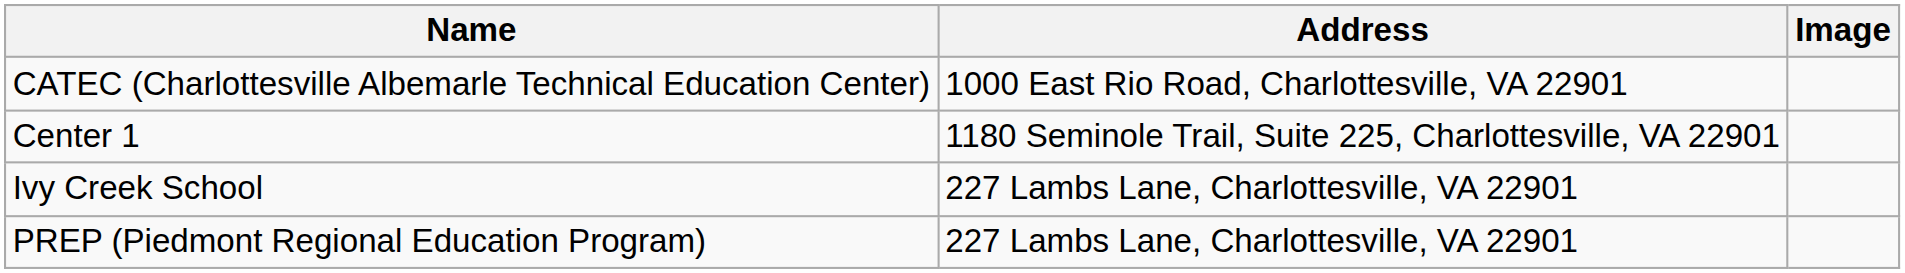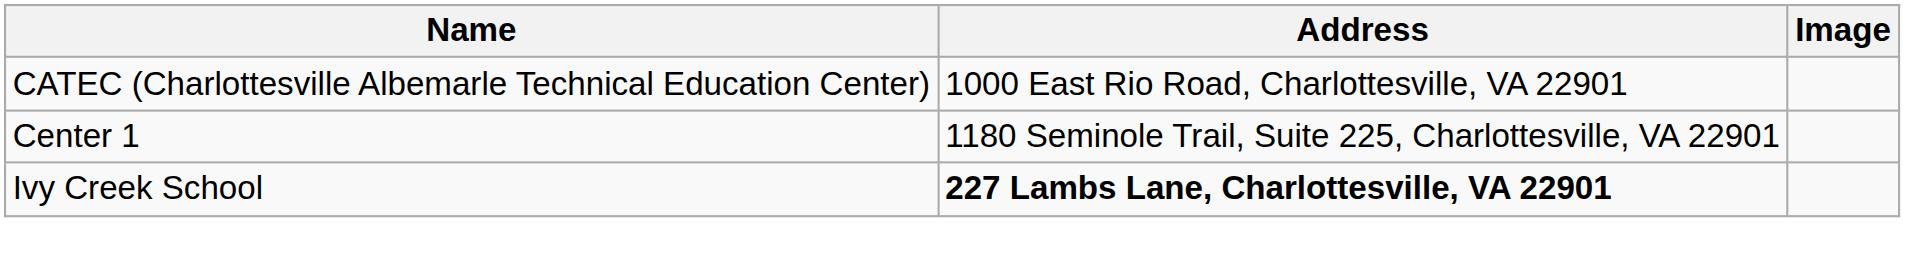(1262, 188) normal -> (1278, 188) bold
- row: (359, 240)
